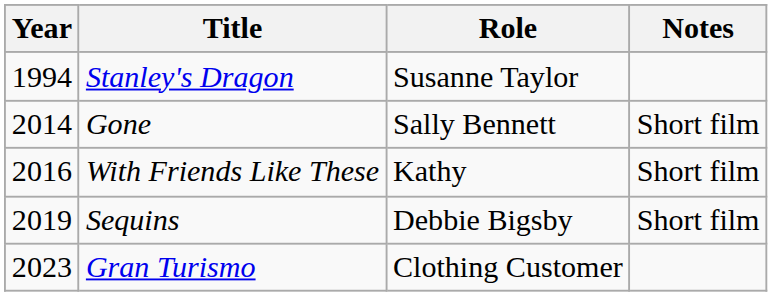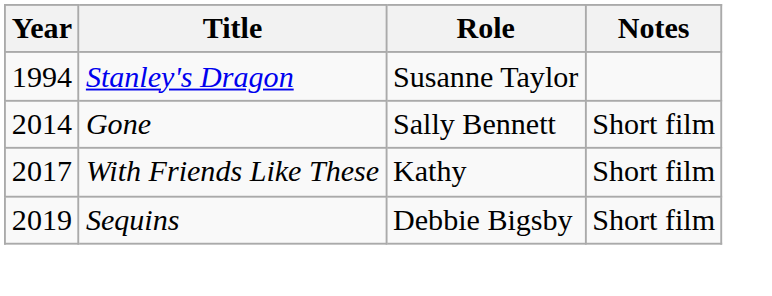(42, 171) 2016 -> (42, 171) 2017
- row: (171, 266)
